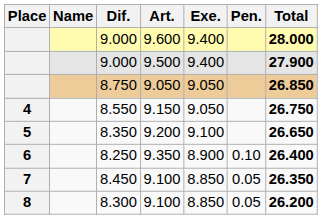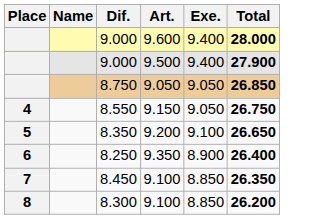- column: (246, 16)
